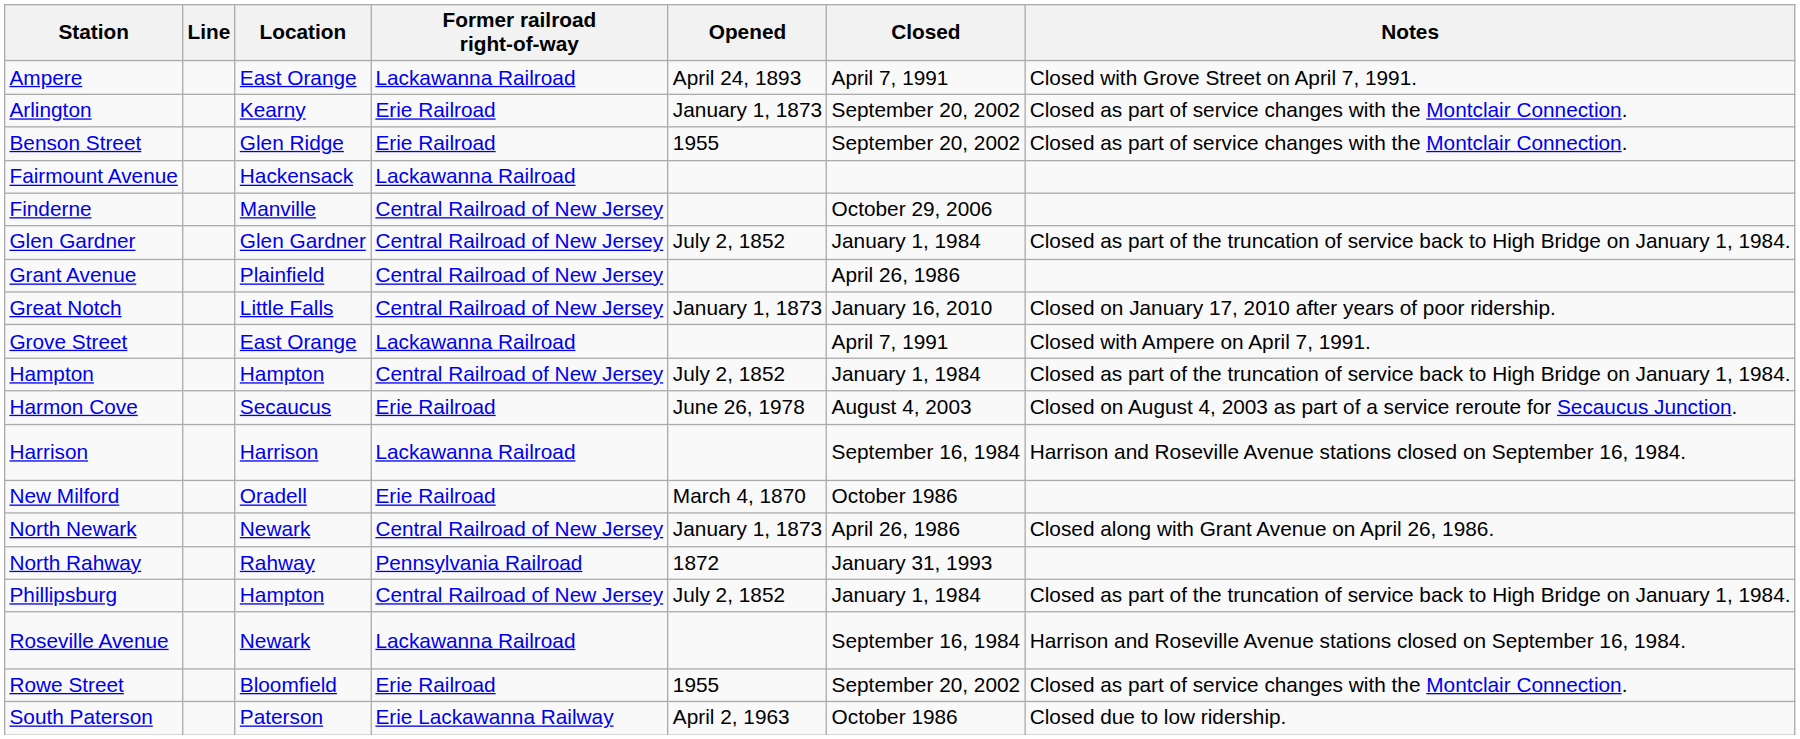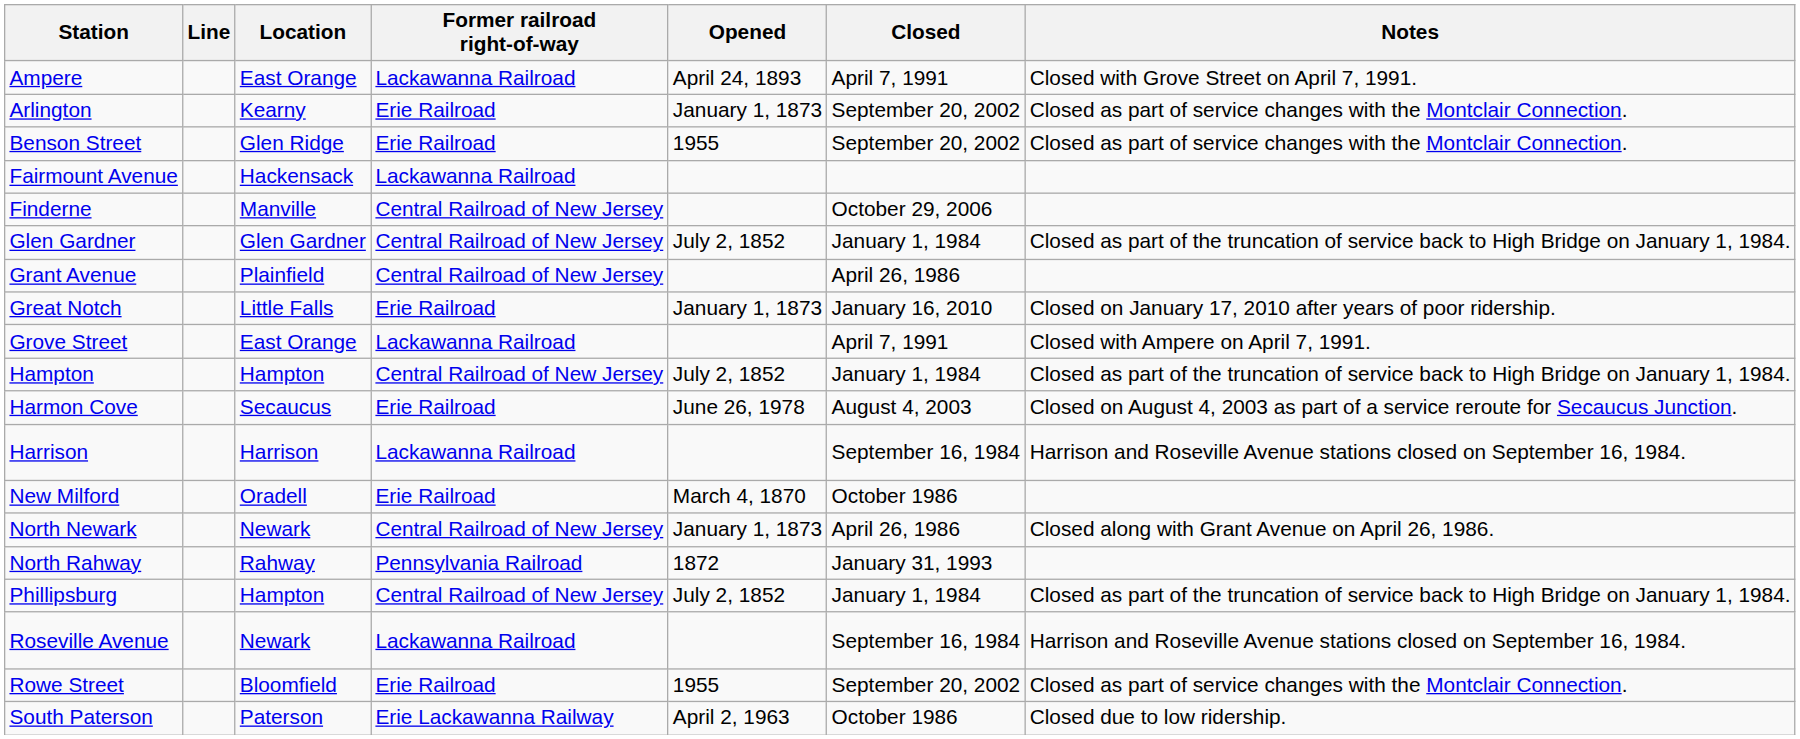(519, 308) Central Railroad of New Jersey -> (436, 308) Erie Railroad
